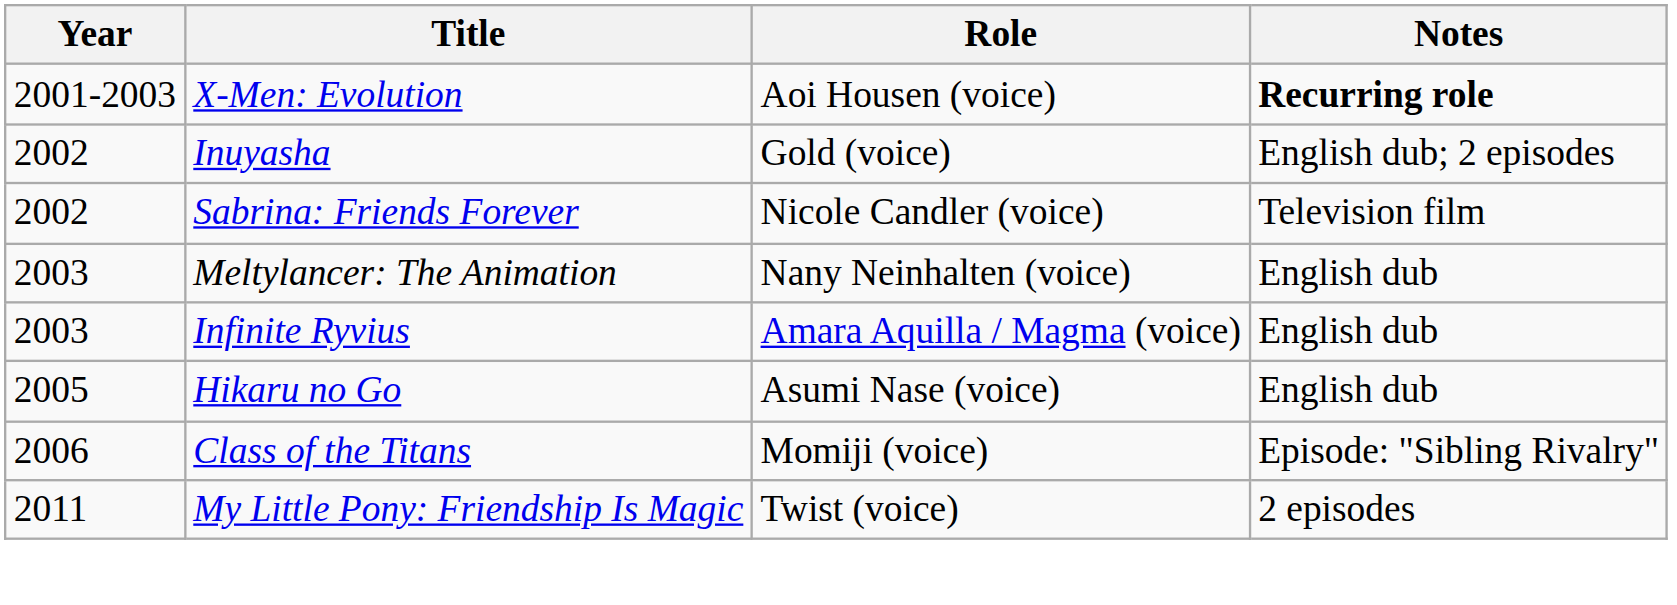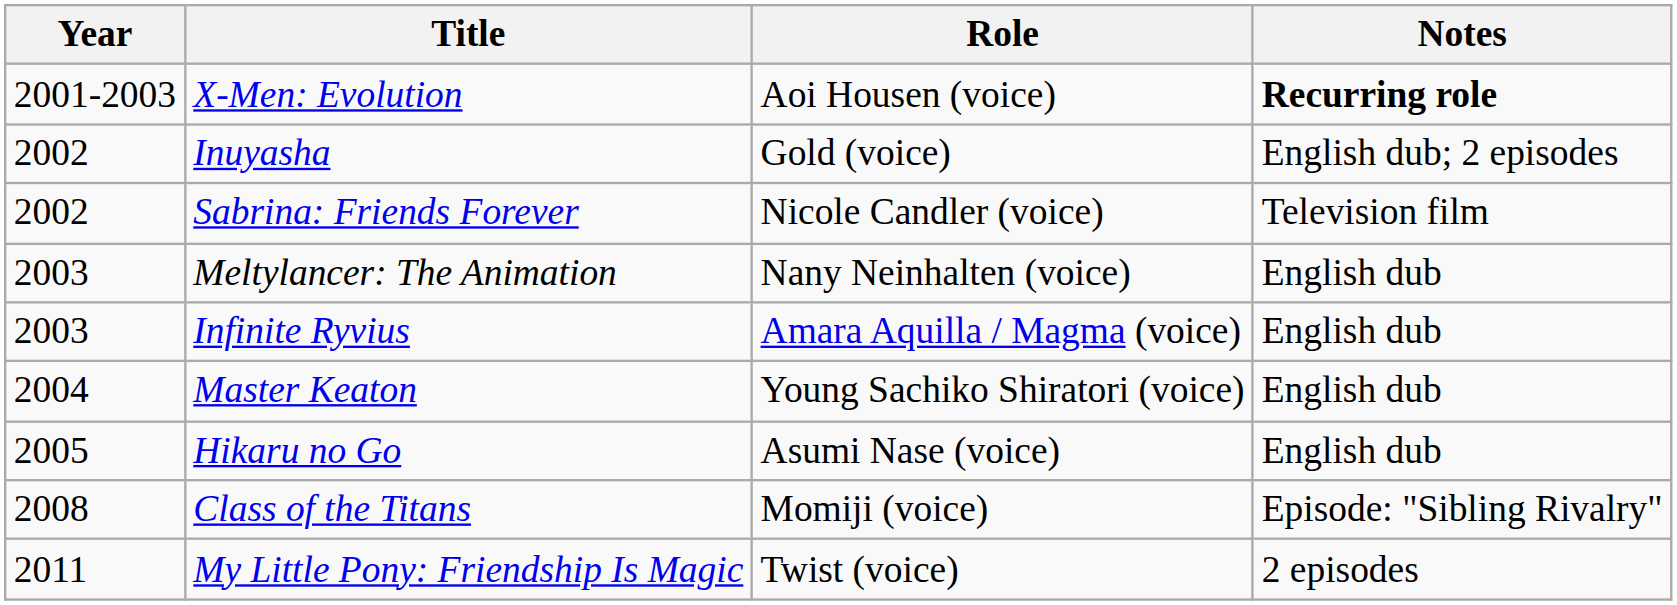+ row: (305, 390)
(51, 449) 2006 -> (51, 509) 2008
